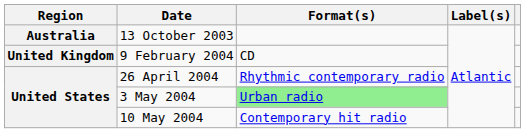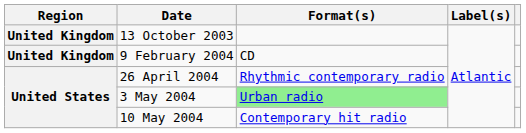(61, 35) Australia -> (61, 35) United Kingdom
